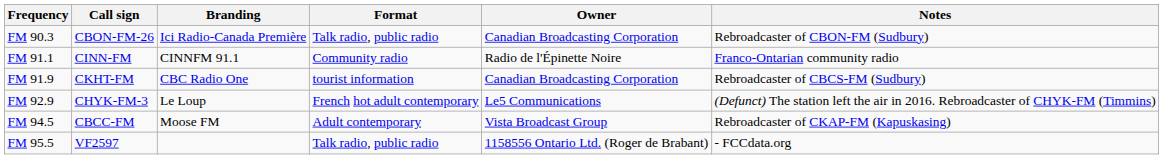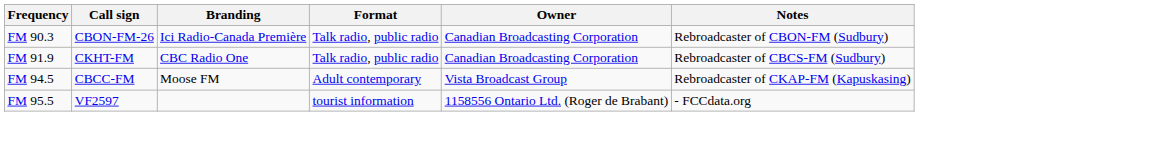- row: (31, 57)
(363, 79) tourist information -> (376, 57) Talk radio, public radio
- row: (31, 100)
(376, 143) Talk radio, public radio -> (363, 100) tourist information
